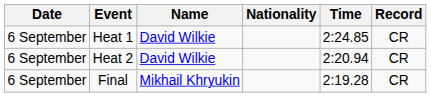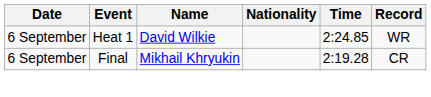(399, 37) CR -> (399, 37) WR
- row: (113, 59)
